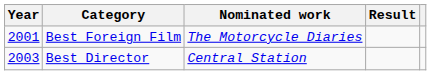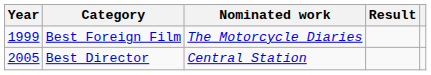(24, 37) 2001 -> (24, 37) 1999
(24, 59) 2003 -> (24, 59) 2005
